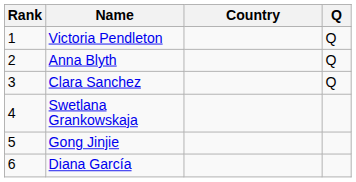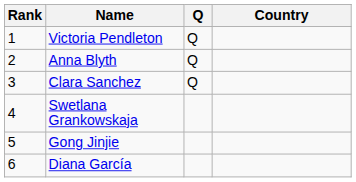columns swapped: (253, 15) <-> (337, 15)
